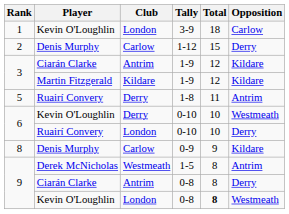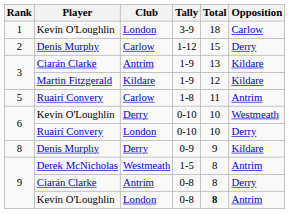(215, 64) 12 -> (215, 64) 13
(135, 98) Derry -> (139, 98) Carlow
(139, 149) Carlow -> (135, 149) Derry
(255, 200) Westmeath -> (247, 200) Antrim
